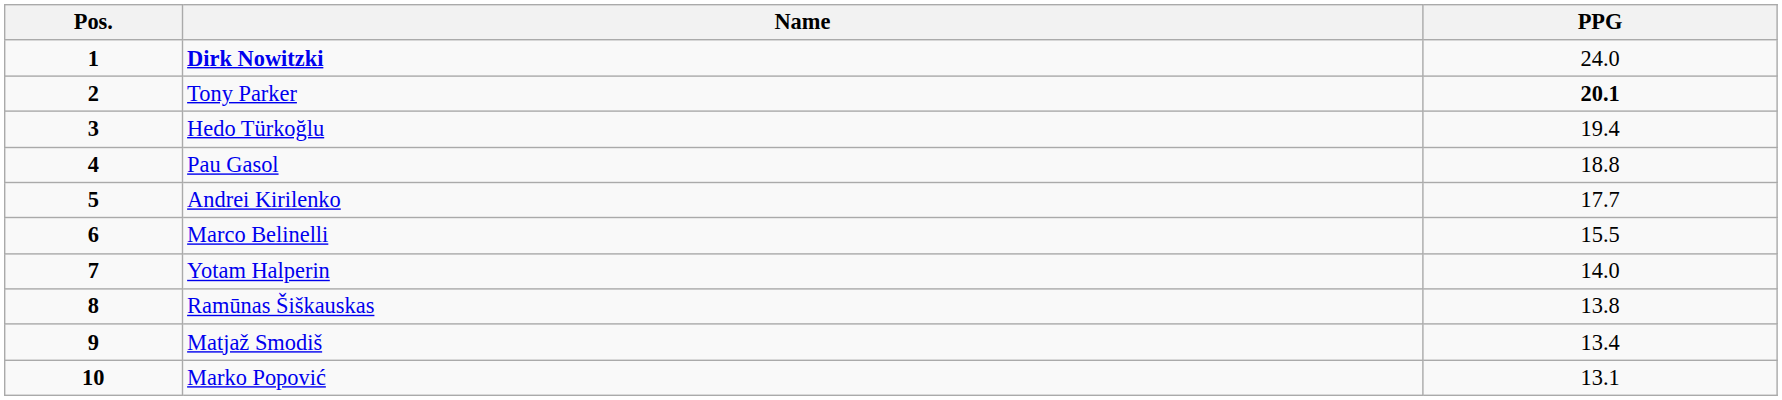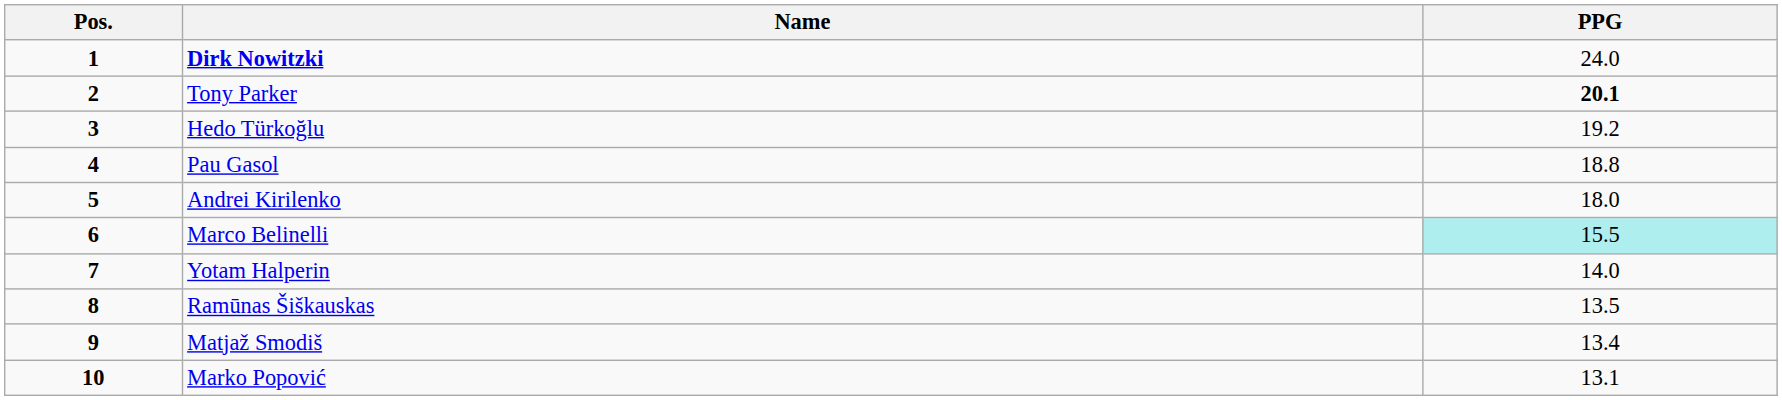(1600, 128) 19.4 -> (1600, 128) 19.2
(1600, 199) 17.7 -> (1600, 199) 18.0
(1600, 235) no background -> (1600, 235) paleturquoise background
(1600, 306) 13.8 -> (1600, 306) 13.5
